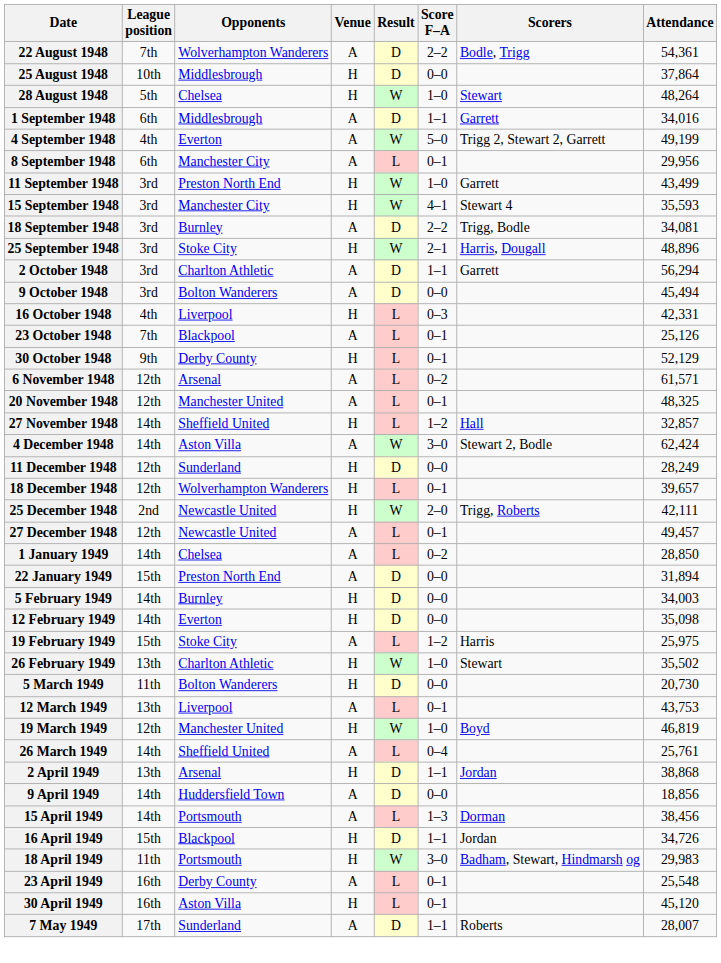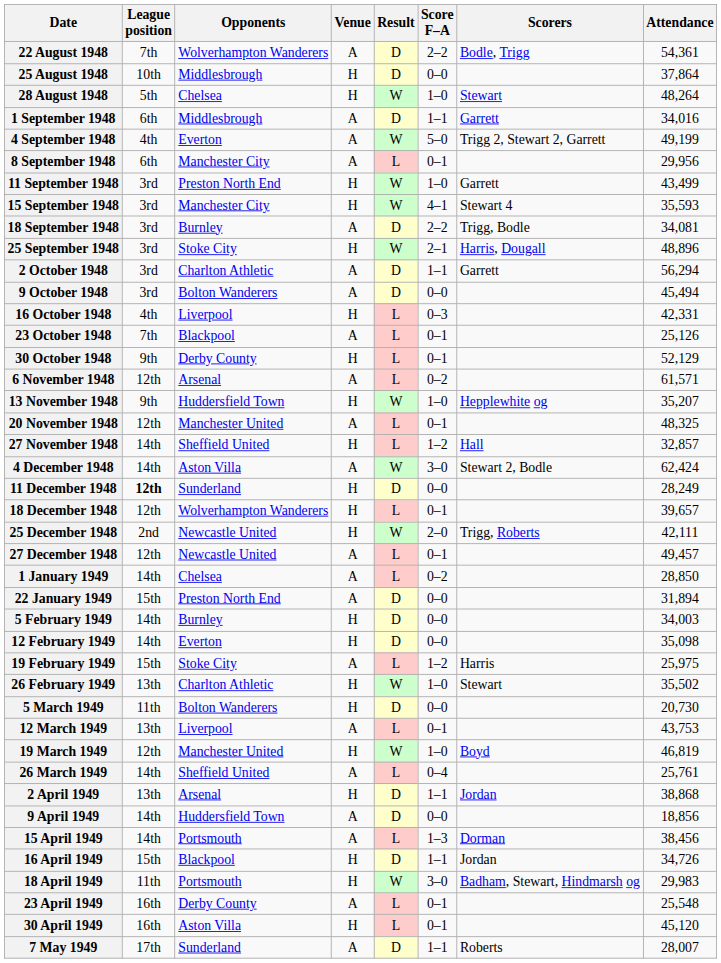+ row: (63, 401)
(149, 467) normal -> (149, 489) bold
